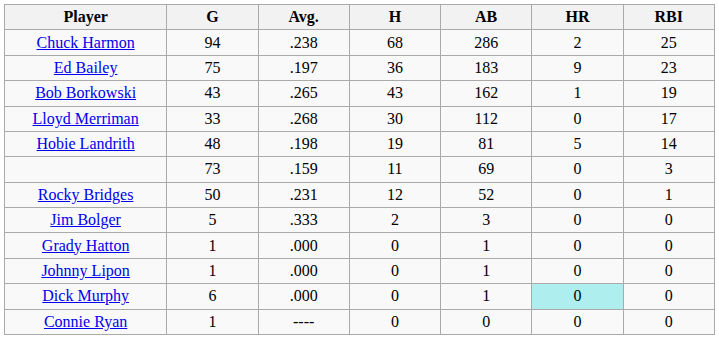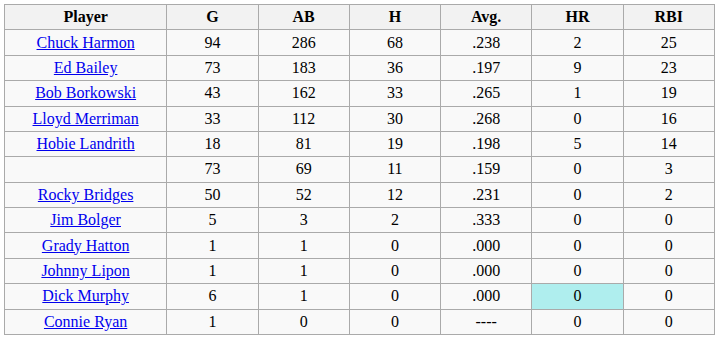columns swapped: (486, 17) <-> (304, 17)
(212, 67) 75 -> (212, 67) 73
(395, 93) 43 -> (395, 93) 33
(669, 118) 17 -> (669, 118) 16
(212, 144) 48 -> (212, 144) 18
(669, 194) 1 -> (669, 194) 2
